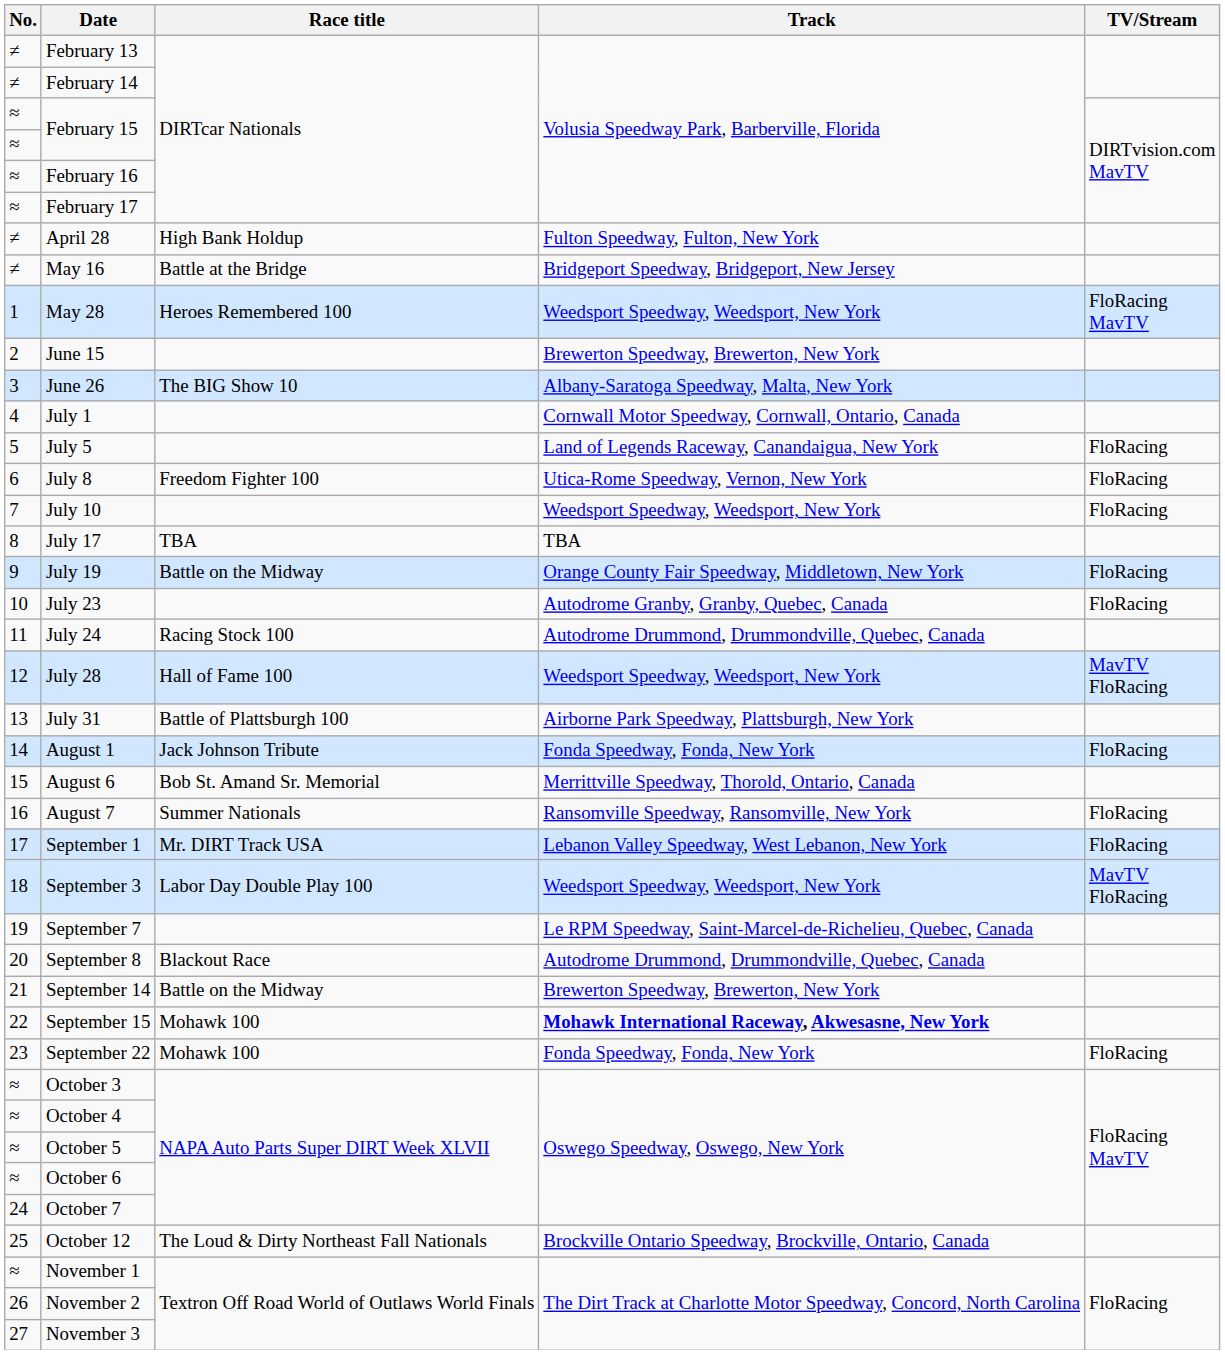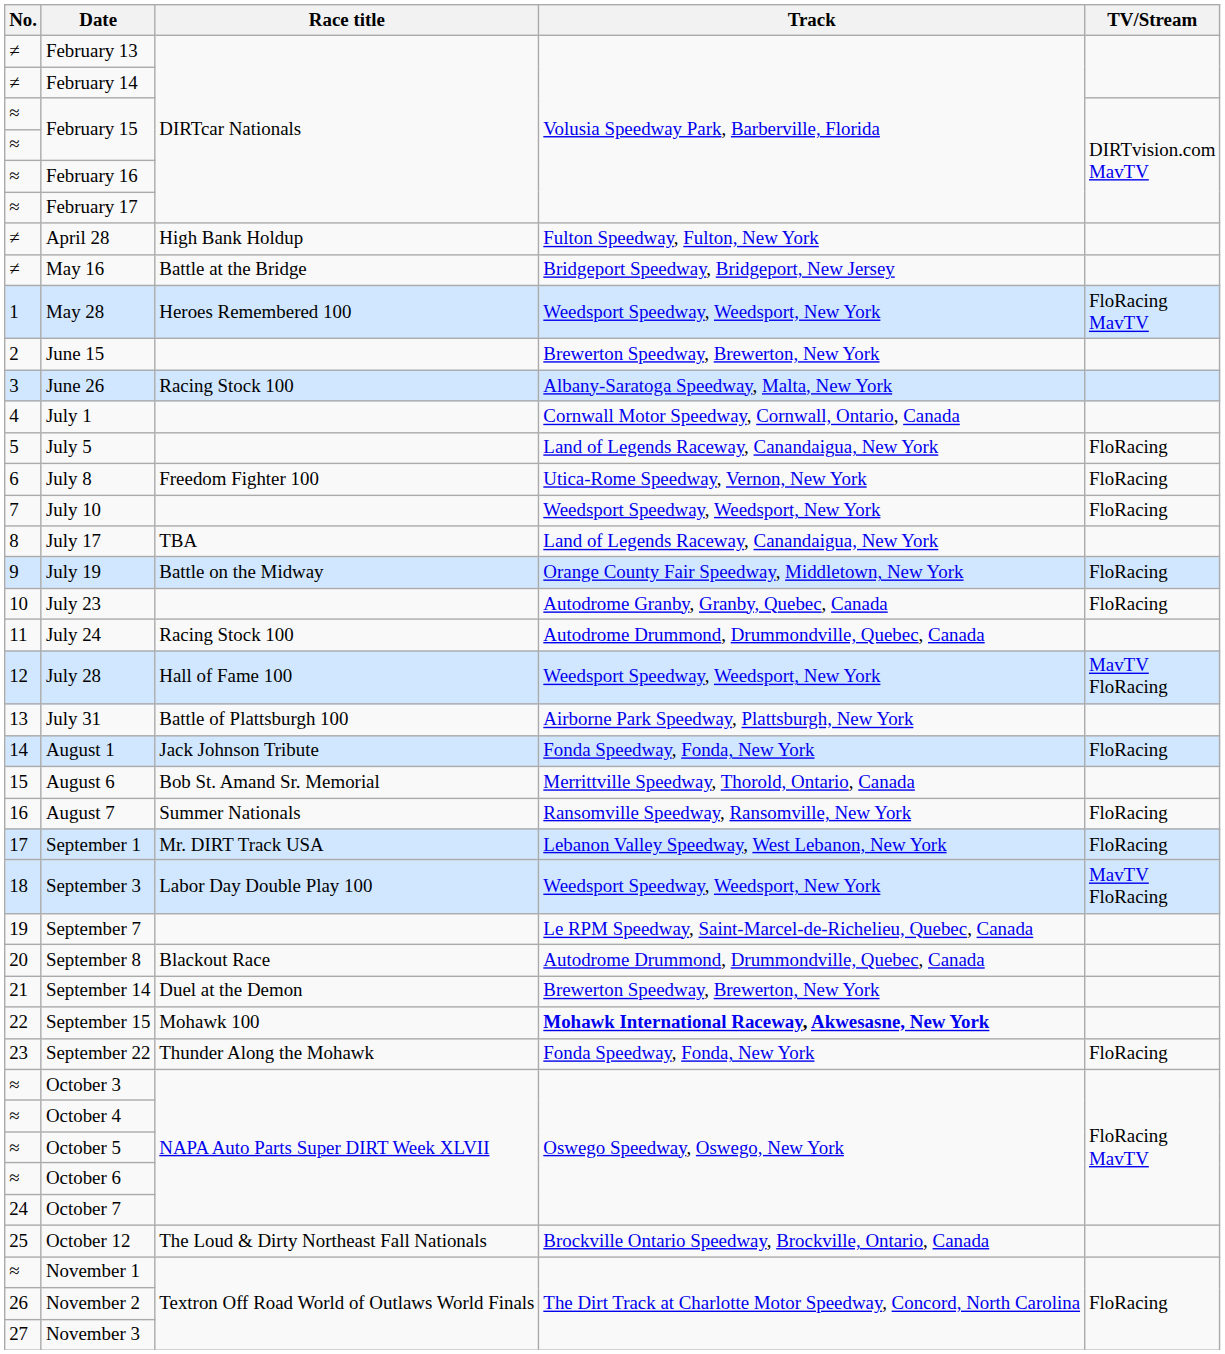(228, 384) The BIG Show 10 -> (226, 384) Racing Stock 100
(562, 540) TBA -> (741, 540) Land of Legends Raceway, Canandaigua, New York
(241, 990) Battle on the Midway -> (231, 990) Duel at the Demon
(209, 1053) Mohawk 100 -> (267, 1053) Thunder Along the Mohawk
